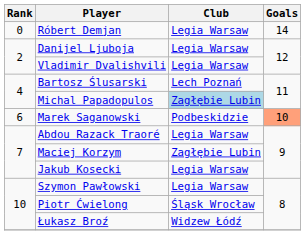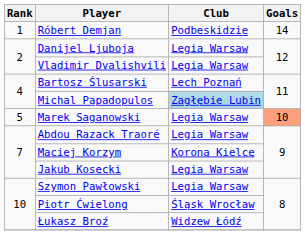(20, 30) 0 -> (20, 30) 1
(210, 30) Legia Warsaw -> (210, 30) Podbeskidzie
(20, 117) 6 -> (20, 117) 5
(210, 117) Podbeskidzie -> (210, 117) Legia Warsaw
(216, 152) Zagłębie Lubin -> (213, 152) Korona Kielce
